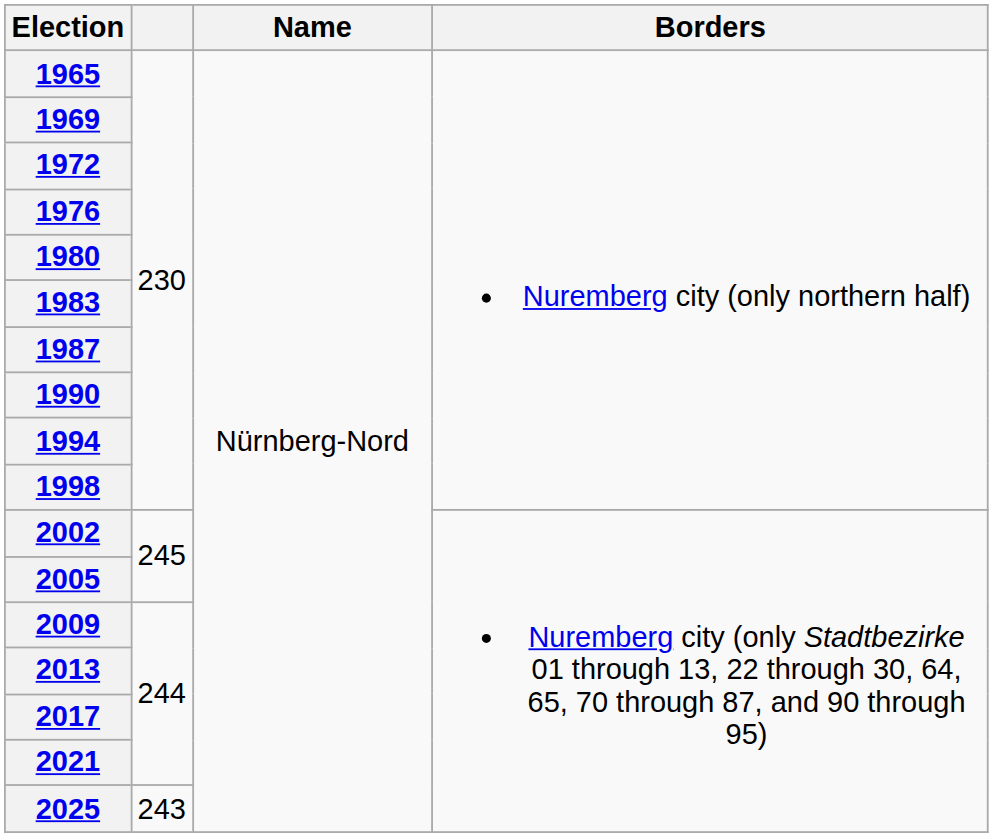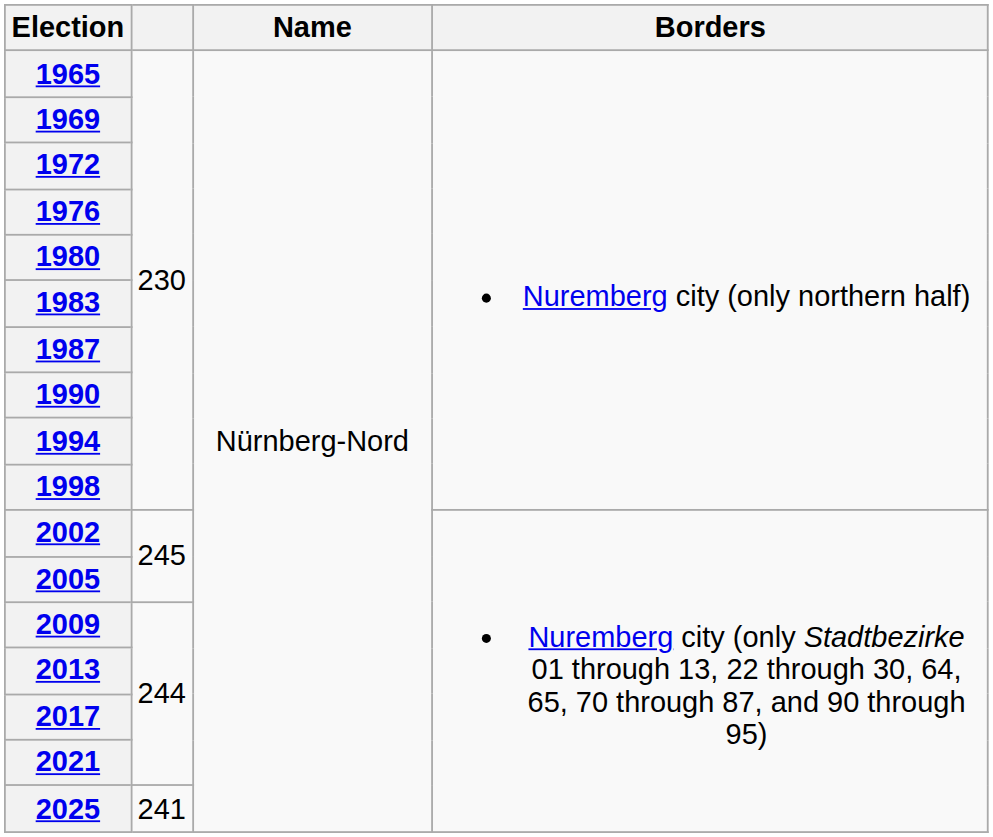(162, 808) 243 -> (162, 808) 241
